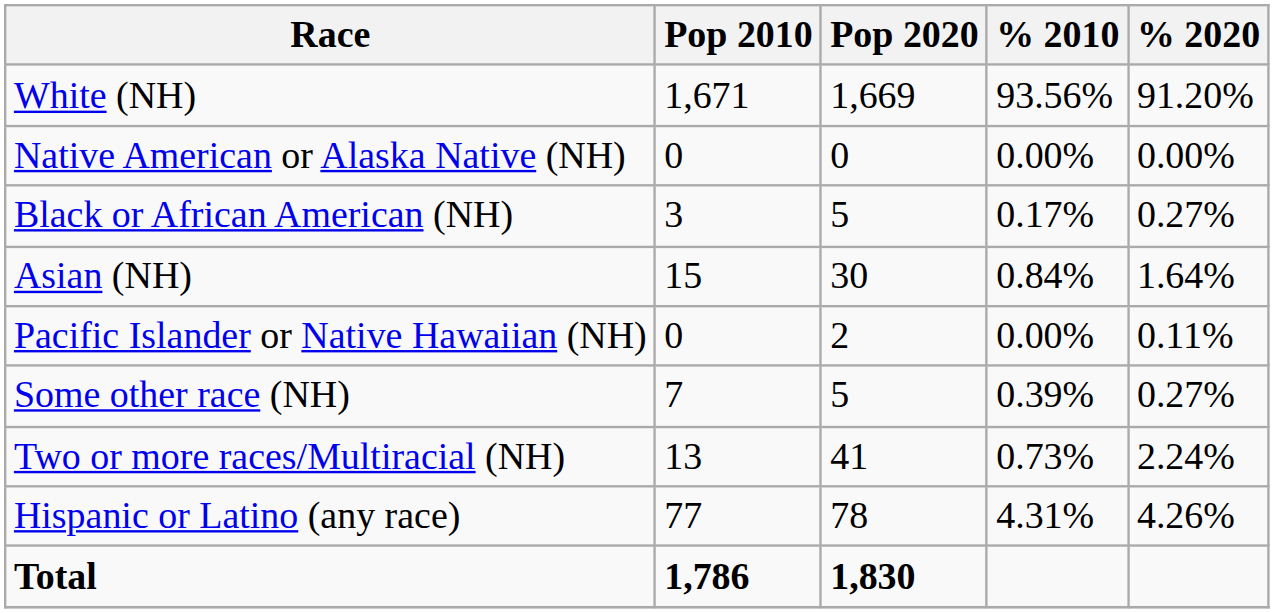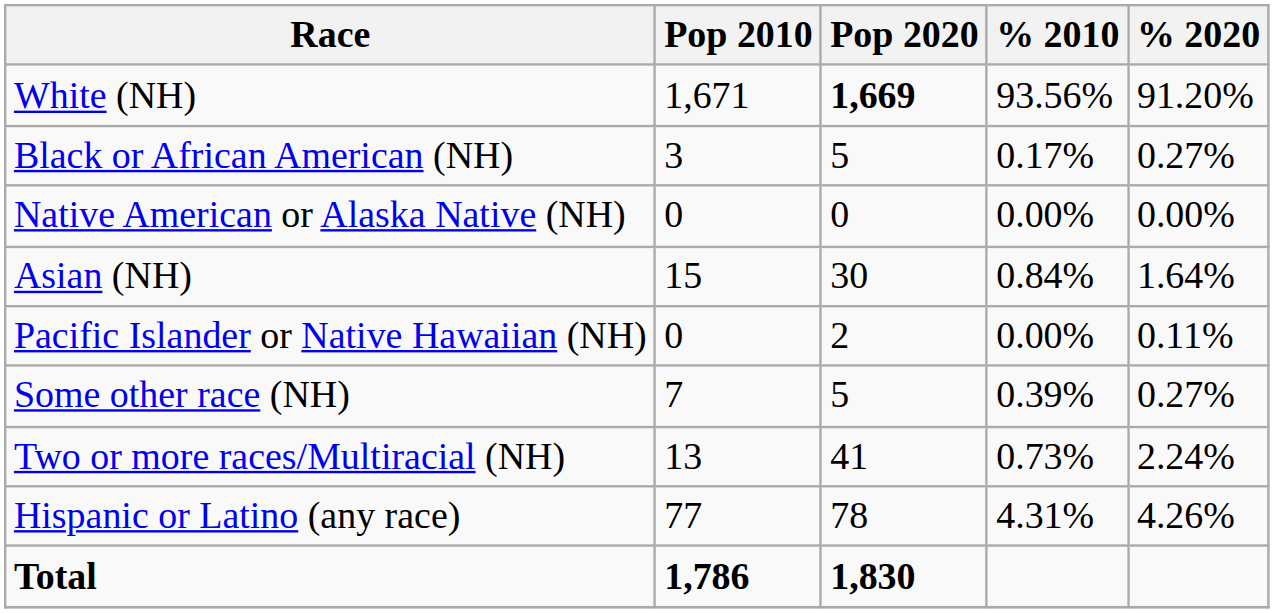(873, 94) normal -> (873, 94) bold
rows swapped: (263, 214) <-> (320, 154)
